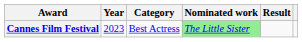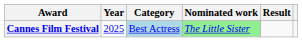(114, 28) 2023 -> (114, 28) 2025
(154, 28) no background -> (154, 28) lightblue background
